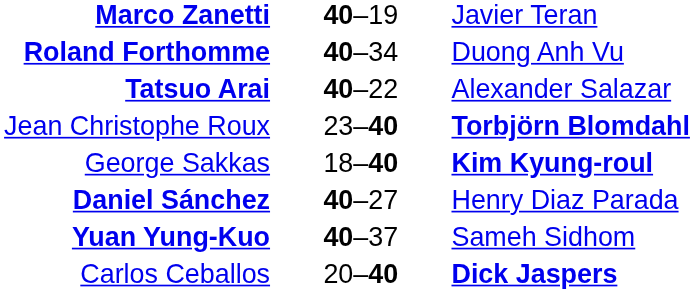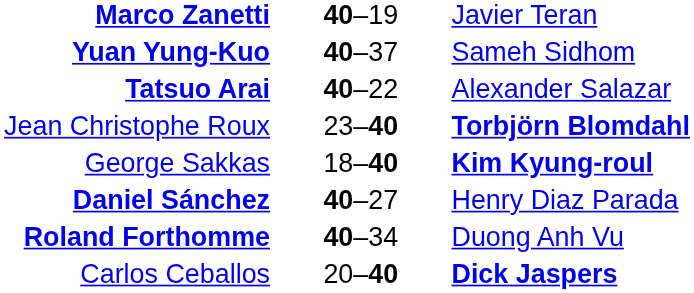rows swapped: (171, 237) <-> (147, 52)
